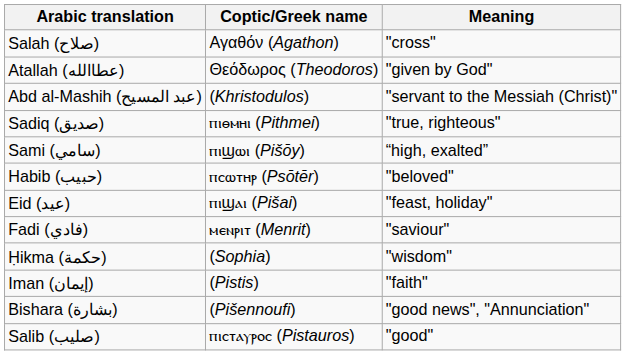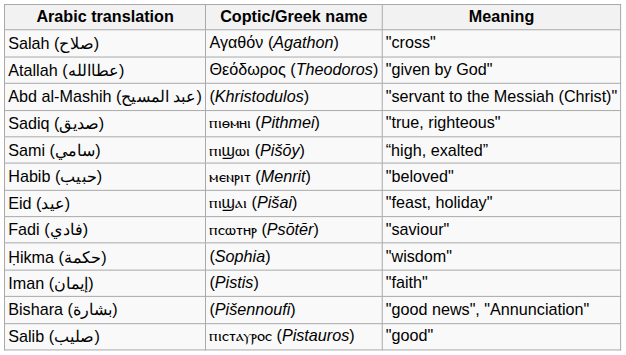(264, 176) ⲡⲥⲱⲧⲏⲣ (Psōtēr) -> (260, 176) ⲙⲉⲛⲣⲓⲧ (Menrit)
(260, 229) ⲙⲉⲛⲣⲓⲧ (Menrit) -> (264, 229) ⲡⲥⲱⲧⲏⲣ (Psōtēr)
